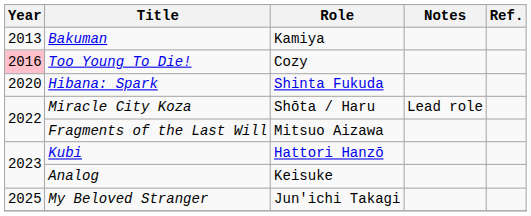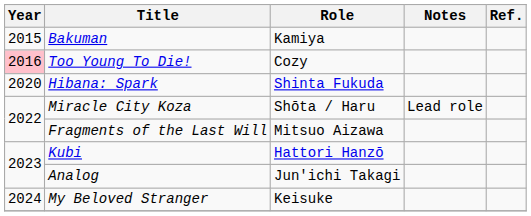(25, 39) 2013 -> (25, 39) 2015
(304, 176) Keisuke -> (337, 176) Jun'ichi Takagi
(25, 199) 2025 -> (25, 199) 2024
(337, 199) Jun'ichi Takagi -> (304, 199) Keisuke
